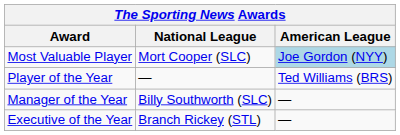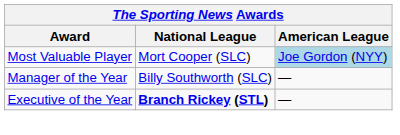- row: (60, 78)
(200, 120) normal -> (203, 99) bold
